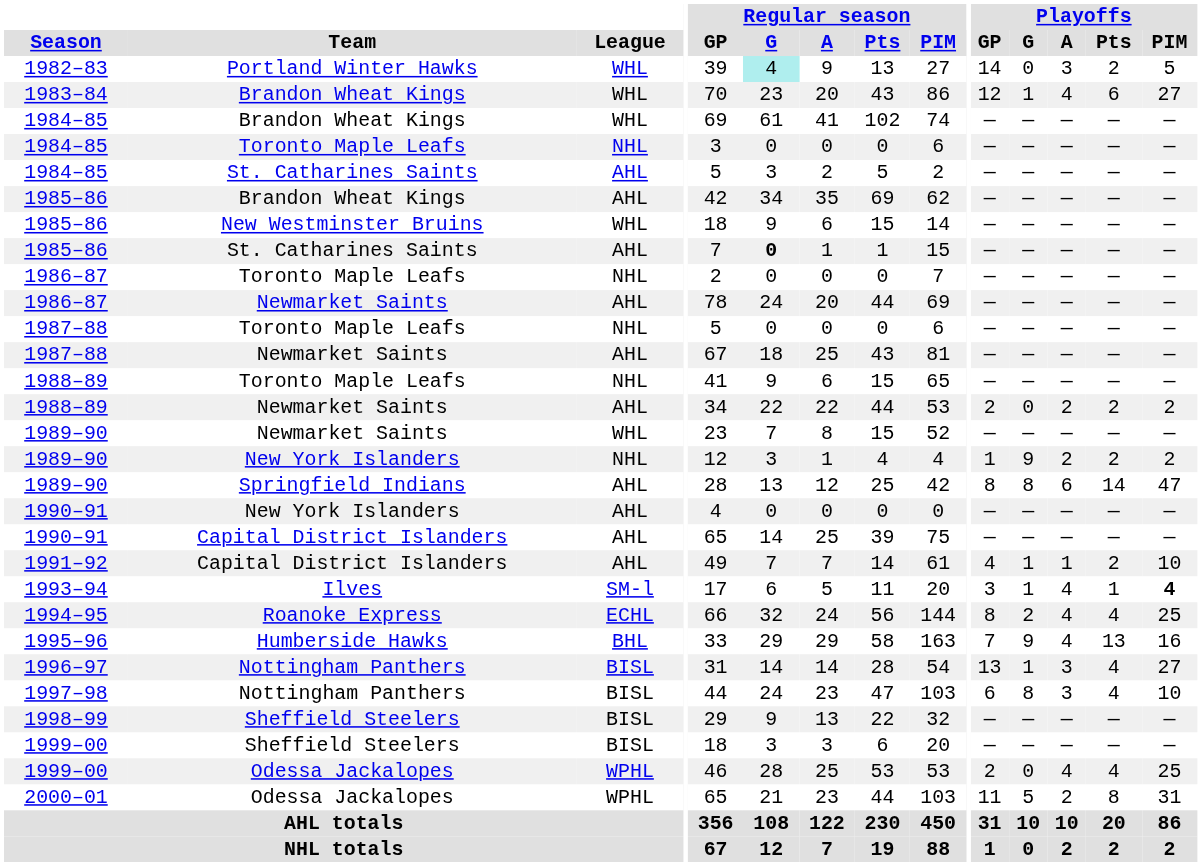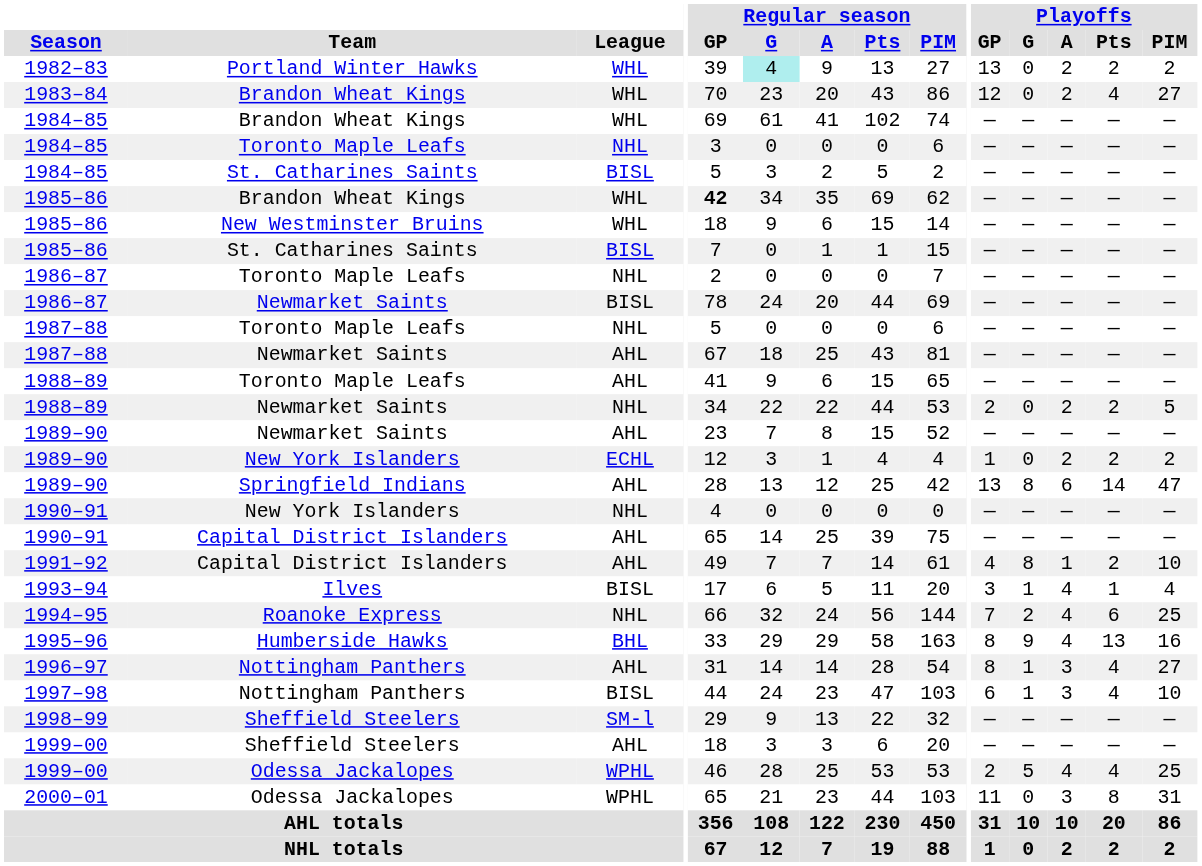(990, 69) 14 -> (990, 69) 13
(1067, 69) 3 -> (1067, 69) 2
(1170, 69) 5 -> (1170, 69) 2
(1028, 95) 1 -> (1028, 95) 0
(1067, 95) 4 -> (1067, 95) 2
(1114, 95) 6 -> (1114, 95) 4
(630, 173) AHL -> (630, 173) BISL
(630, 199) AHL -> (630, 199) WHL
(716, 199) normal -> (716, 199) bold
(630, 251) AHL -> (630, 251) BISL
(771, 251) bold -> (771, 251) normal
(630, 303) AHL -> (630, 303) BISL
(630, 381) NHL -> (630, 381) AHL
(630, 407) AHL -> (630, 407) NHL
(1170, 407) 2 -> (1170, 407) 5
(630, 433) WHL -> (630, 433) AHL
(630, 459) NHL -> (630, 459) ECHL
(1028, 459) 9 -> (1028, 459) 0
(990, 485) 8 -> (990, 485) 13
(630, 511) AHL -> (630, 511) NHL
(1028, 563) 1 -> (1028, 563) 8
(630, 589) SM-l -> (630, 589) BISL
(1170, 589) bold -> (1170, 589) normal
(630, 615) ECHL -> (630, 615) NHL
(990, 615) 8 -> (990, 615) 7
(1114, 615) 4 -> (1114, 615) 6
(990, 641) 7 -> (990, 641) 8
(630, 667) BISL -> (630, 667) AHL
(990, 667) 13 -> (990, 667) 8
(1028, 693) 8 -> (1028, 693) 1
(630, 719) BISL -> (630, 719) SM-l
(630, 745) BISL -> (630, 745) AHL
(1028, 771) 0 -> (1028, 771) 5
(1028, 797) 5 -> (1028, 797) 0
(1067, 797) 2 -> (1067, 797) 3
